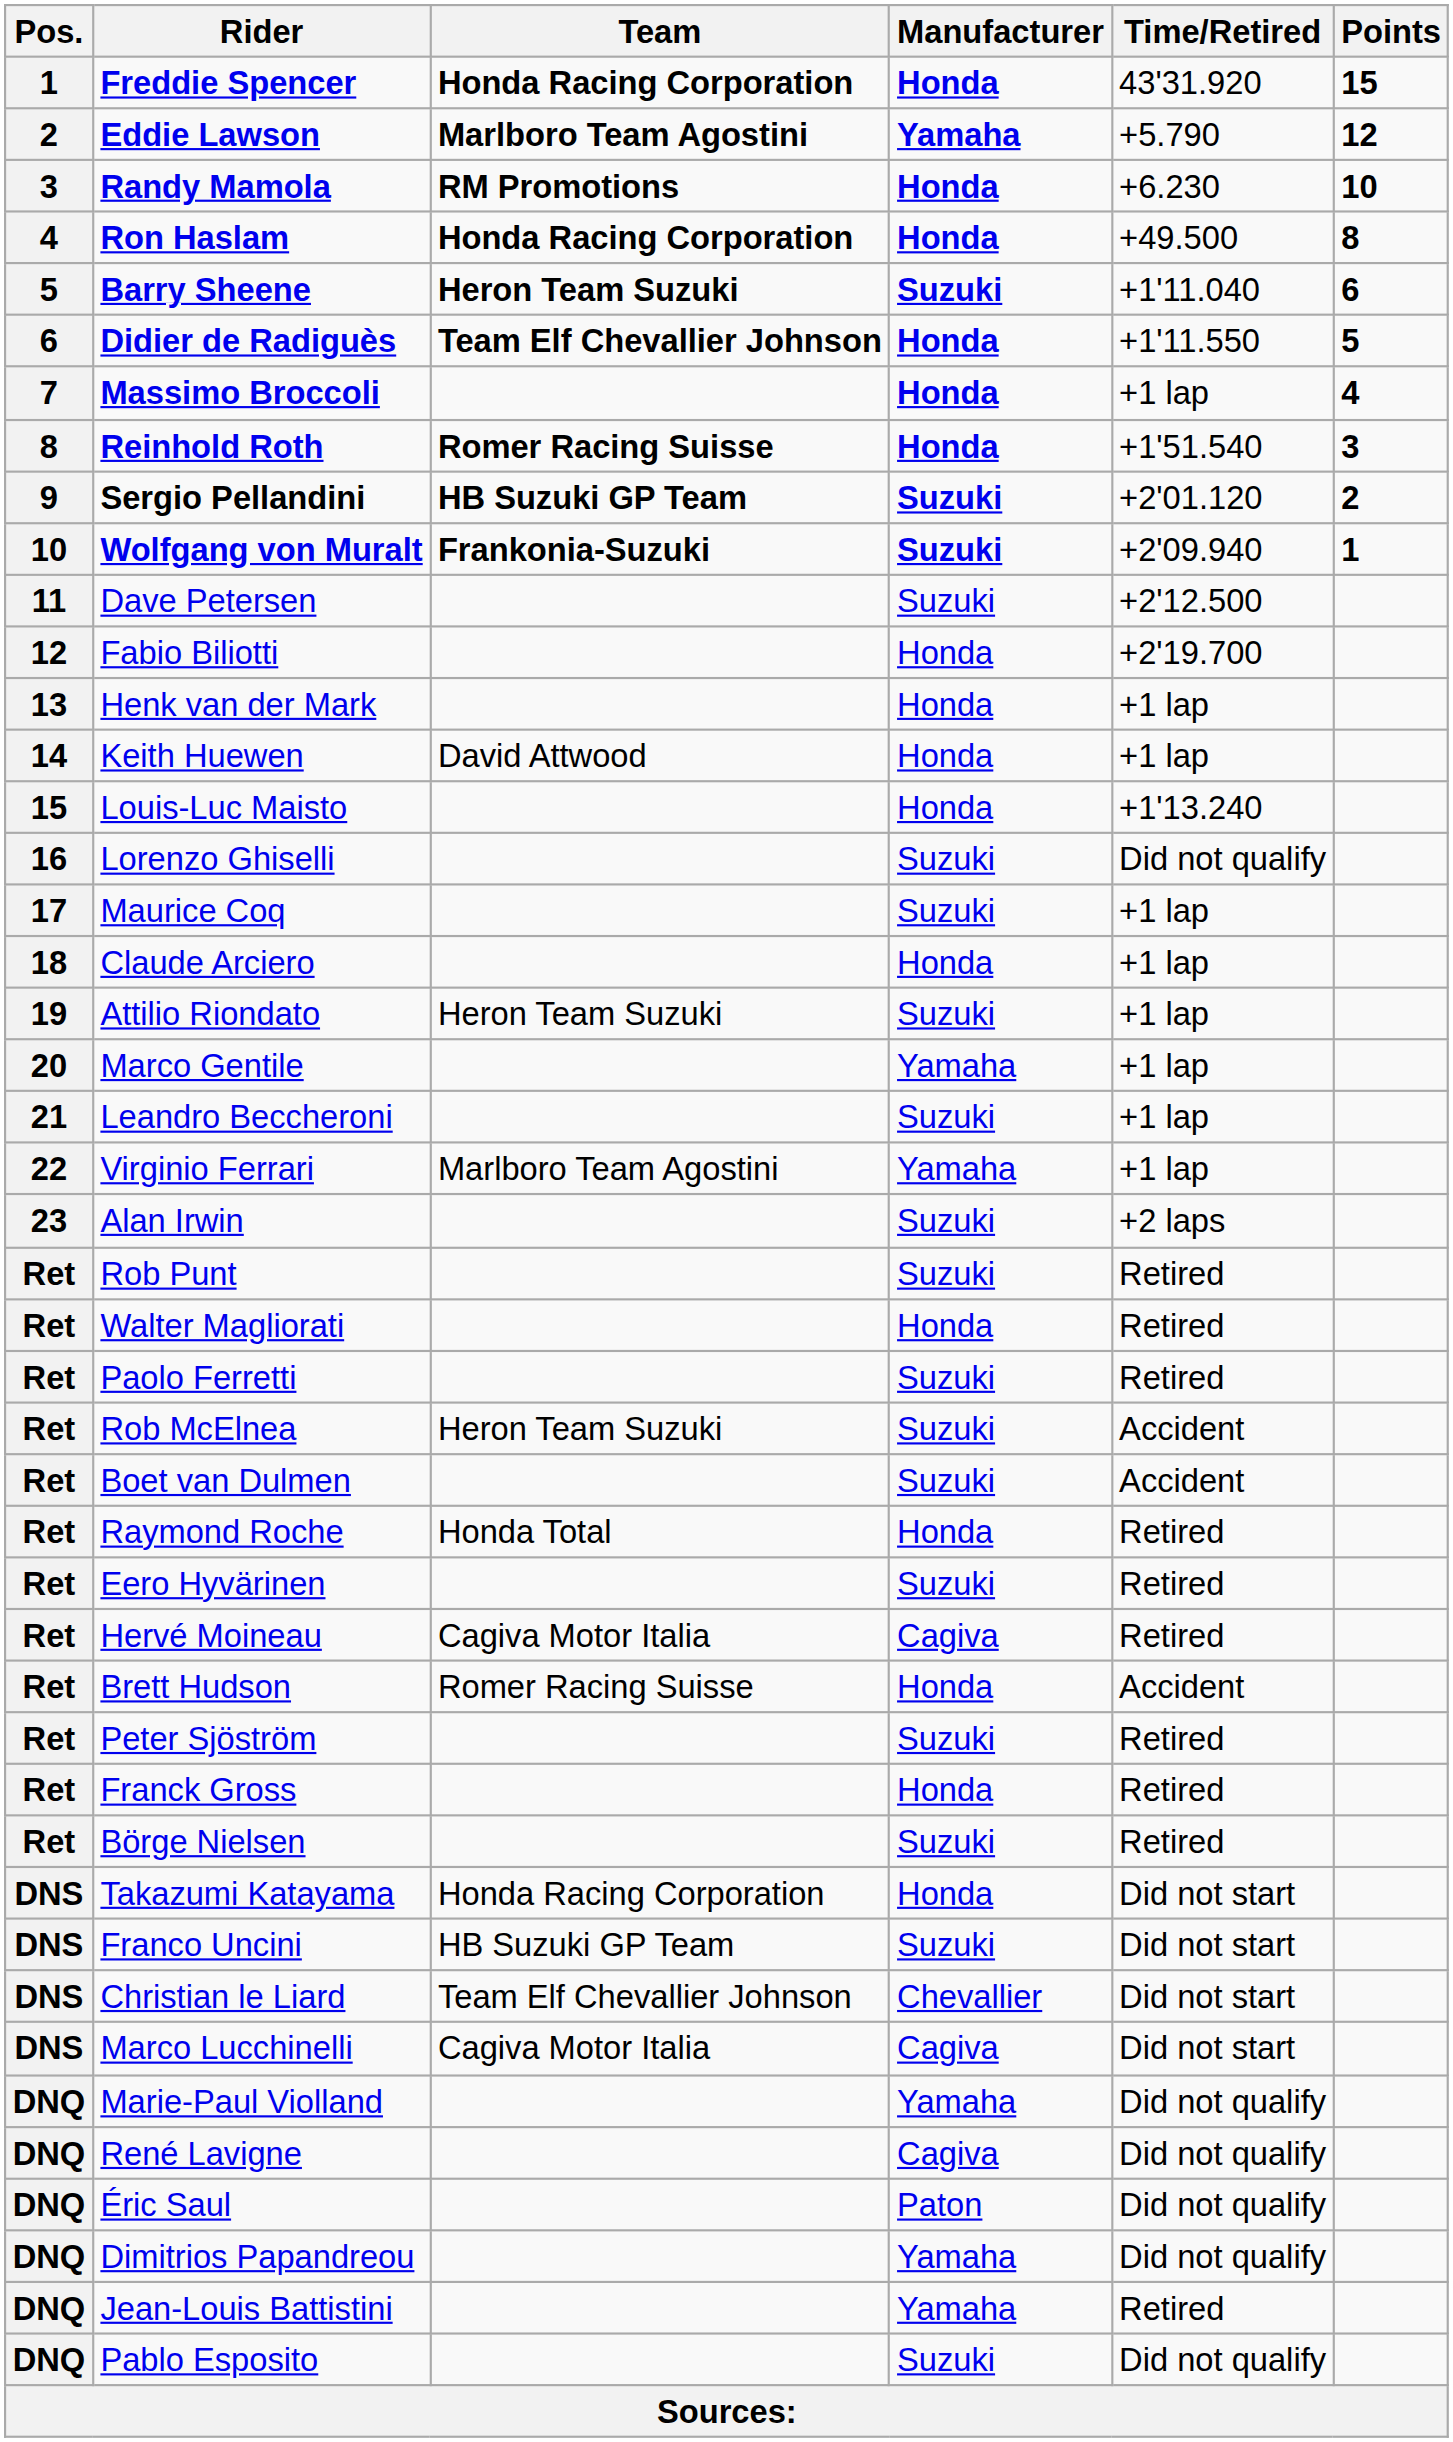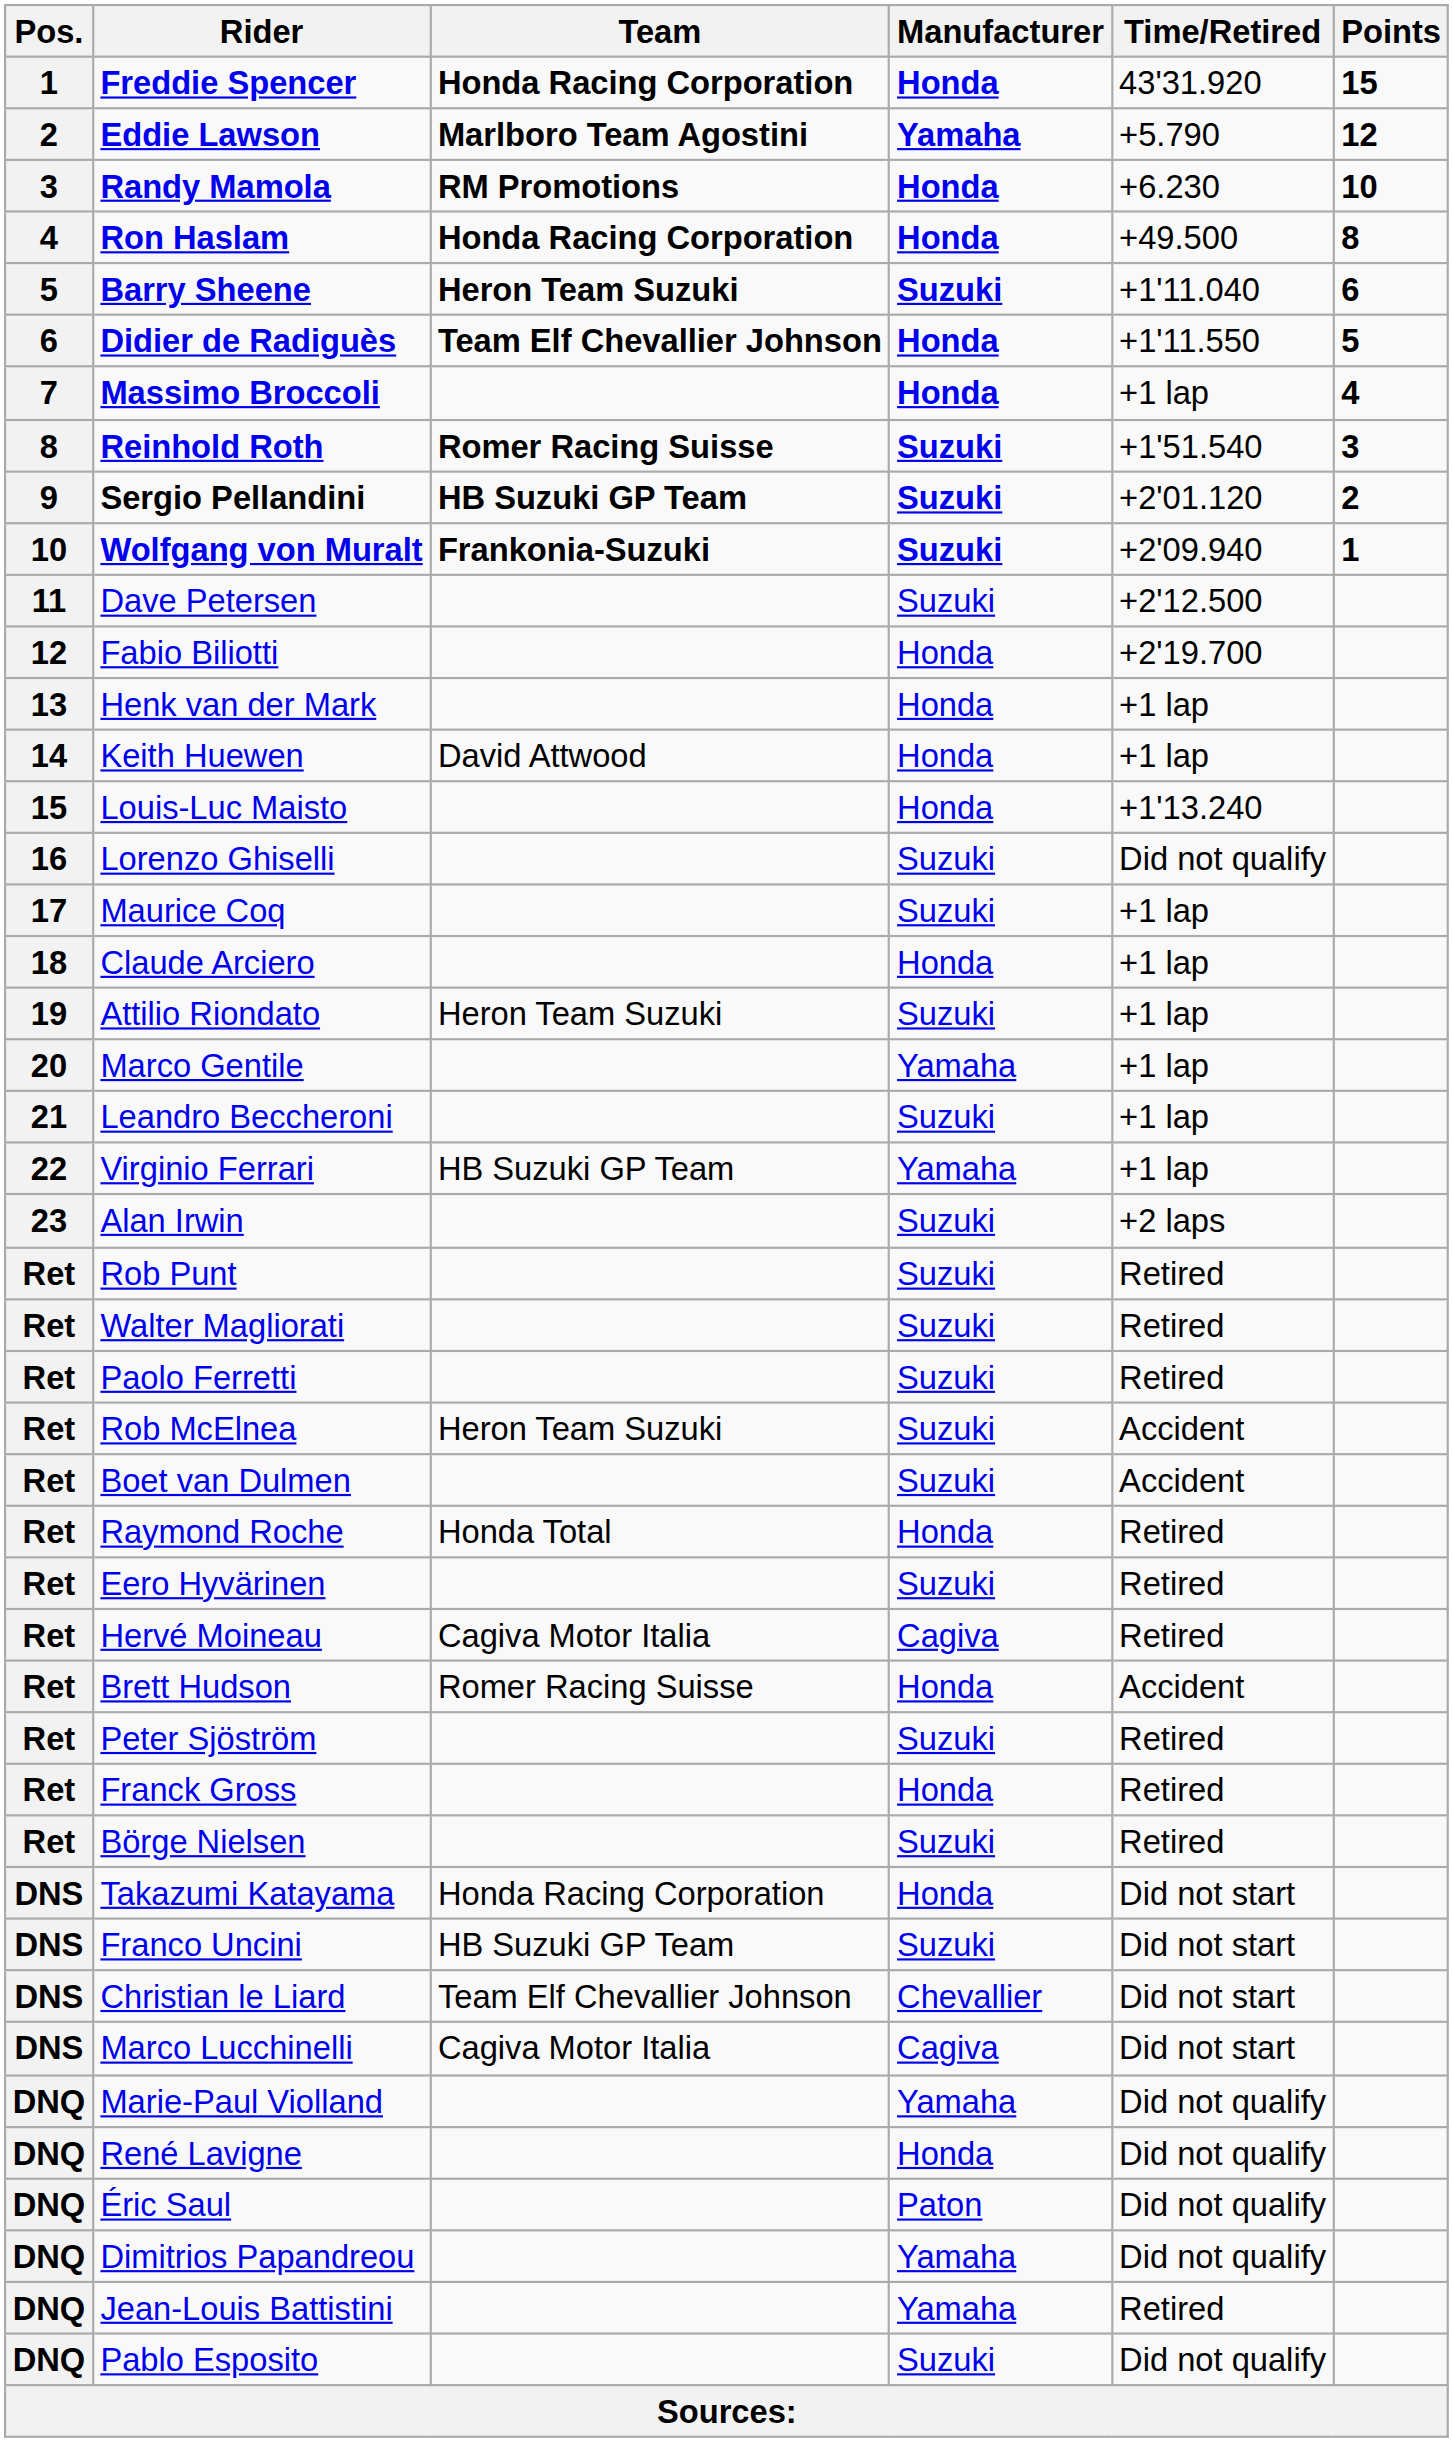(948, 445) Honda -> (950, 445) Suzuki
(608, 1169) Marlboro Team Agostini -> (586, 1169) HB Suzuki GP Team
(945, 1324) Honda -> (946, 1324) Suzuki
(948, 2152) Cagiva -> (945, 2152) Honda
